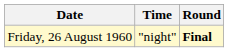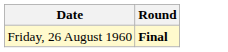- column: (157, 15)
